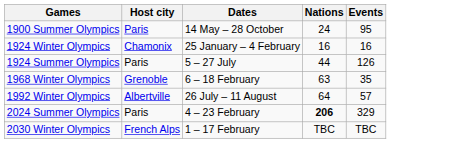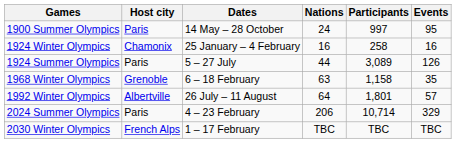+ column: (379, 12)
(324, 113) bold -> (324, 113) normal
